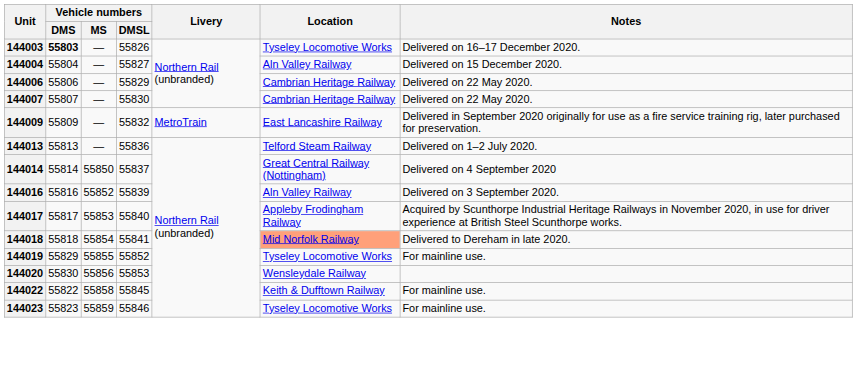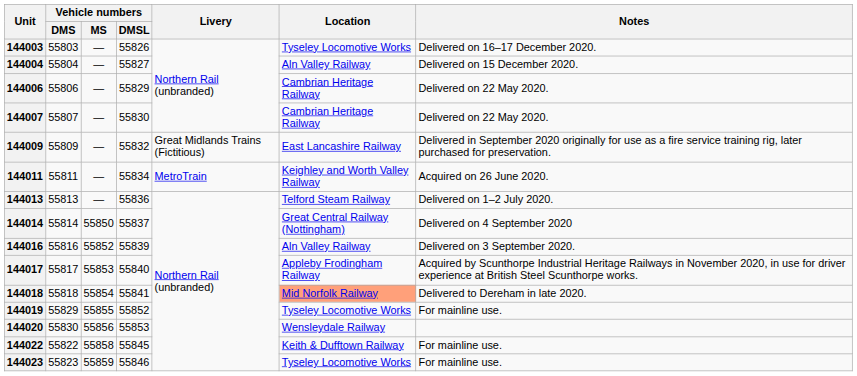(63, 47) bold -> (63, 47) normal
(181, 122) MetroTrain -> (208, 147) Great Midlands Trains (Fictitious)
+ row: (25, 176)
